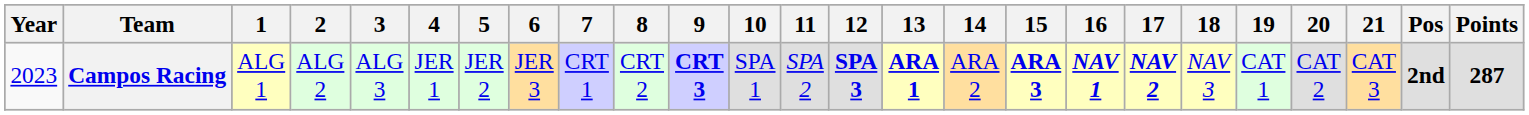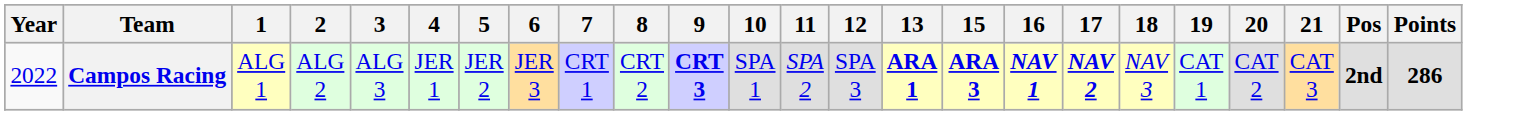- column: (975, 23)
(34, 75) 2023 -> (34, 75) 2022
(856, 75) bold -> (855, 75) normal
(1487, 75) 287 -> (1425, 75) 286
